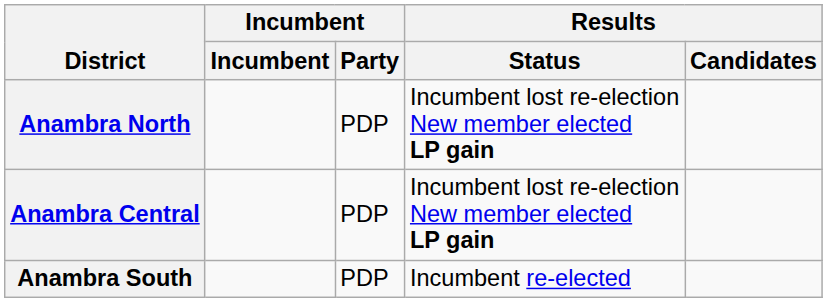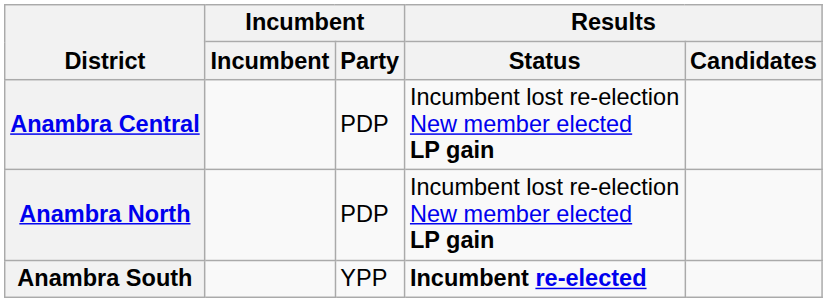rows swapped: (105, 214) <-> (105, 124)
(364, 278) PDP -> (364, 278) YPP
(520, 278) normal -> (528, 278) bold
